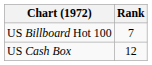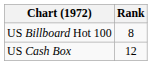(131, 32) 7 -> (131, 32) 8
